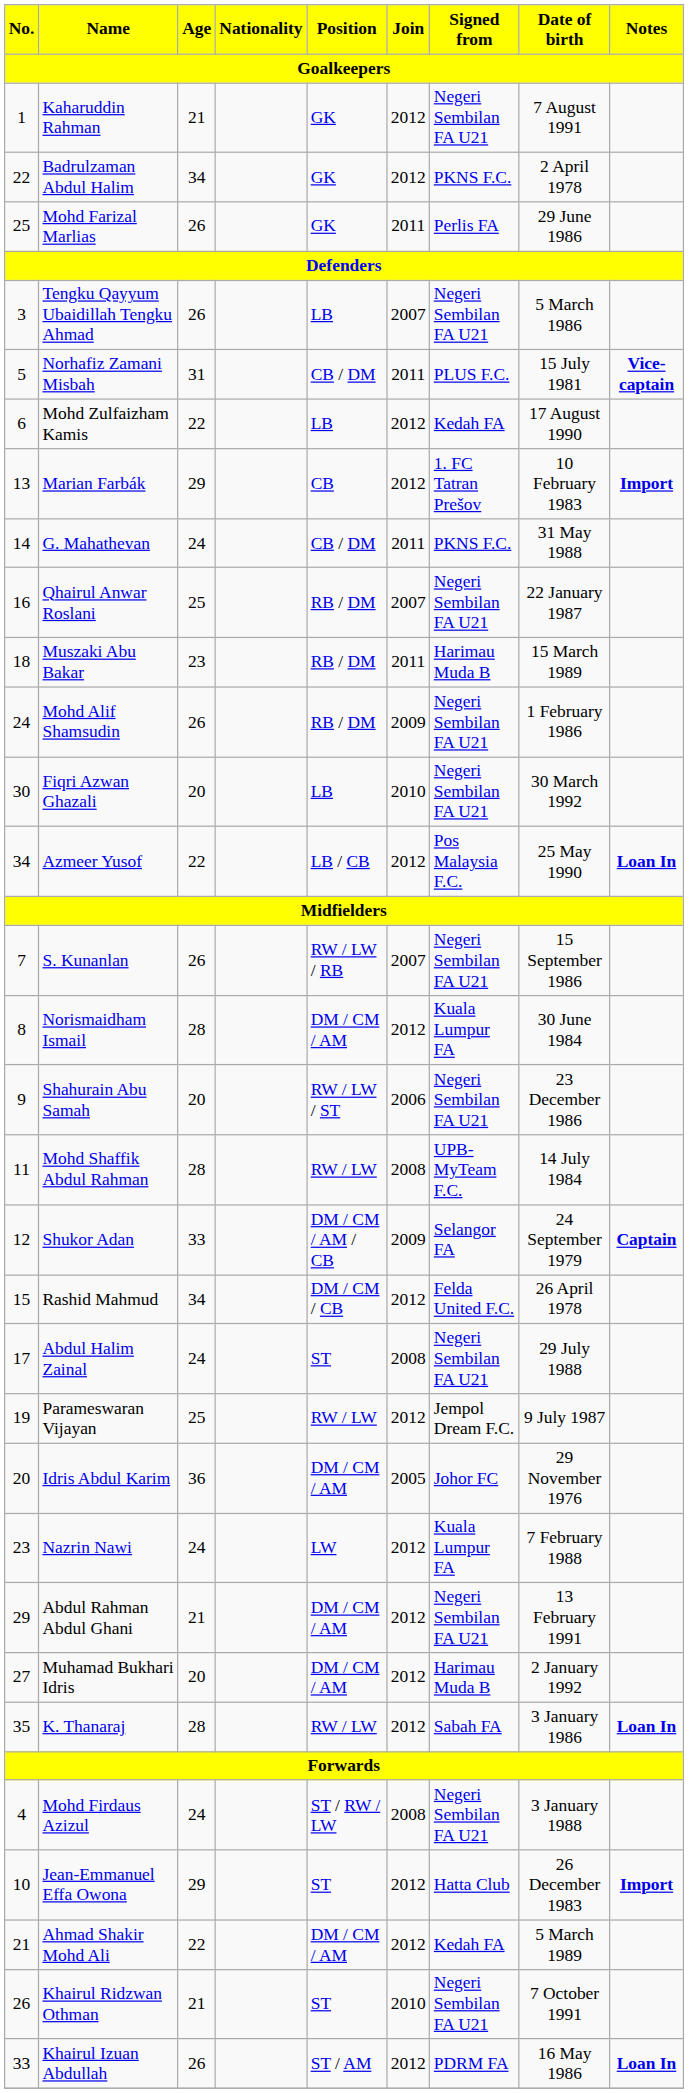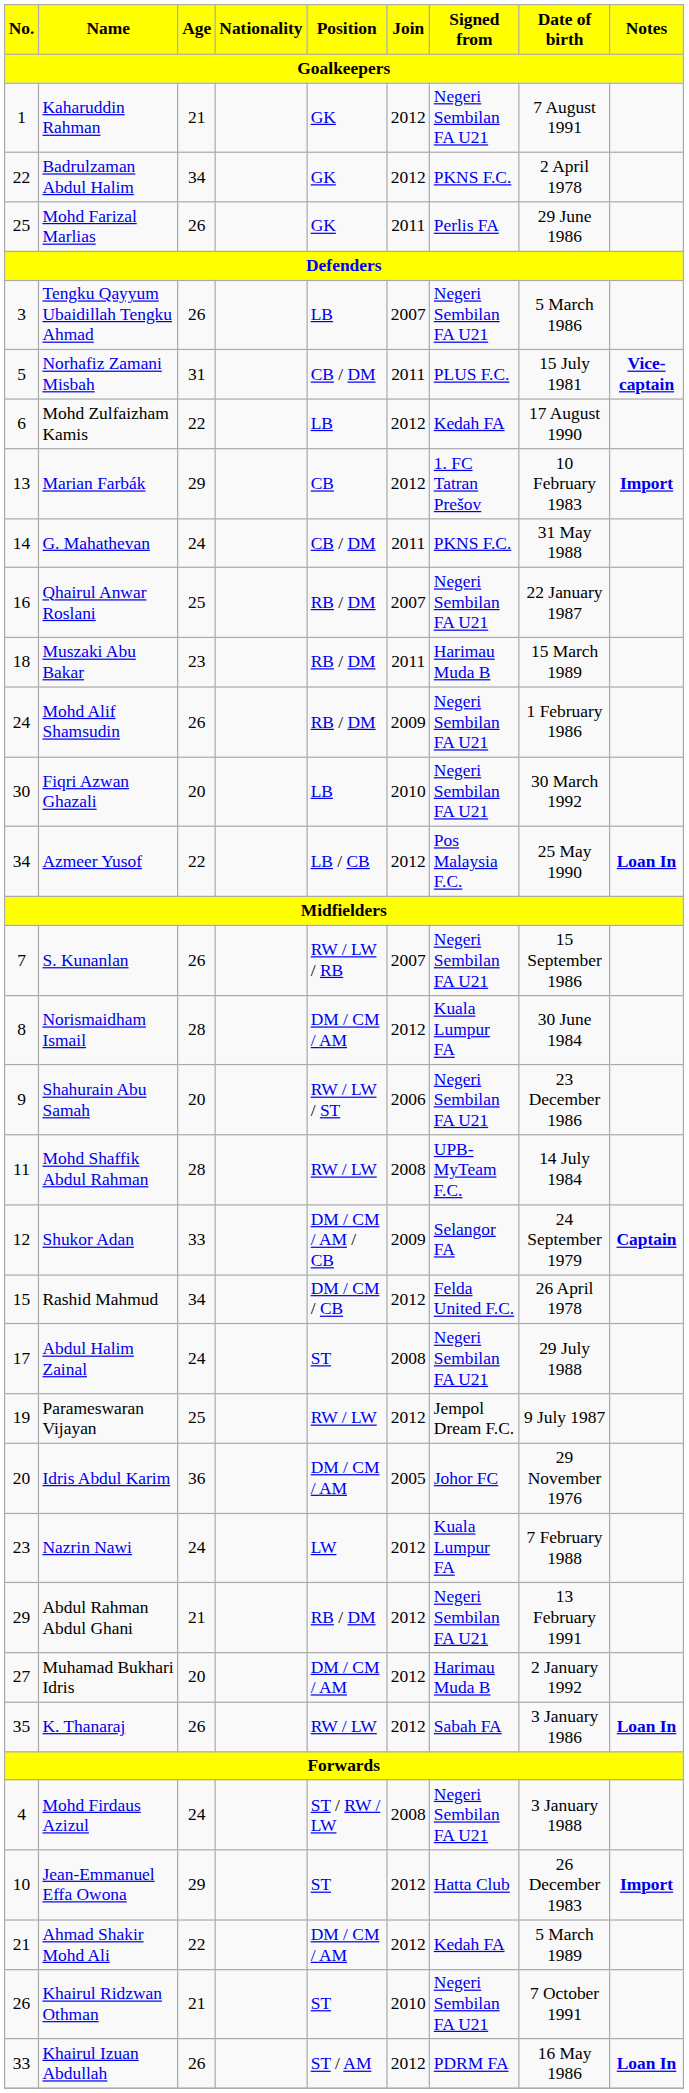(345, 1617) DM / CM / AM -> (343, 1617) RB / DM
(197, 1726) 28 -> (197, 1726) 26
